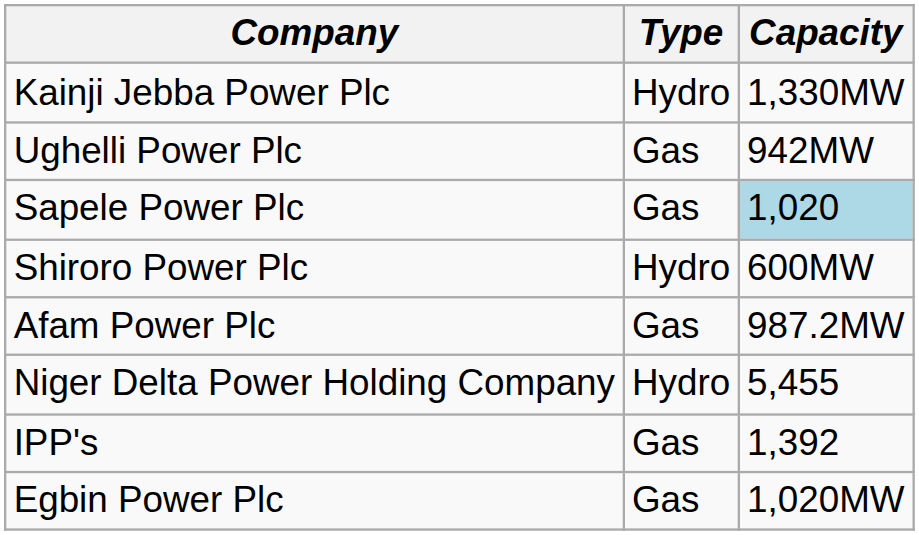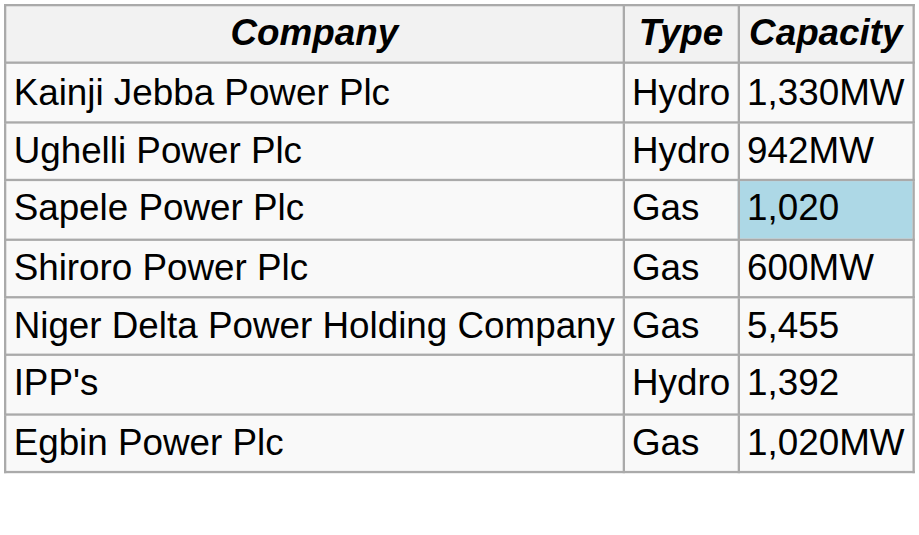(666, 150) Gas -> (681, 150) Hydro
(681, 267) Hydro -> (666, 267) Gas
- row: (145, 325)
(681, 383) Hydro -> (666, 325) Gas
(666, 442) Gas -> (681, 383) Hydro
